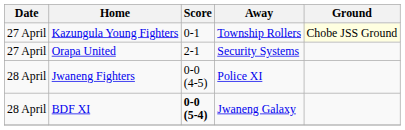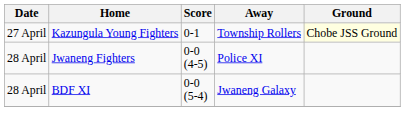- row: (84, 51)
(196, 108) bold -> (196, 90) normal
